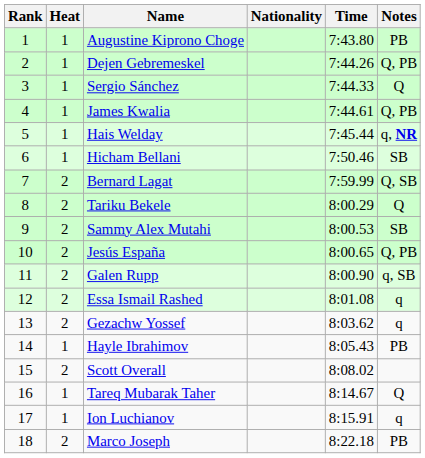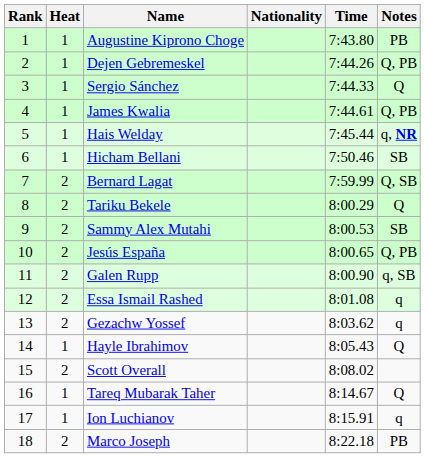(399, 346) PB -> (399, 346) Q
